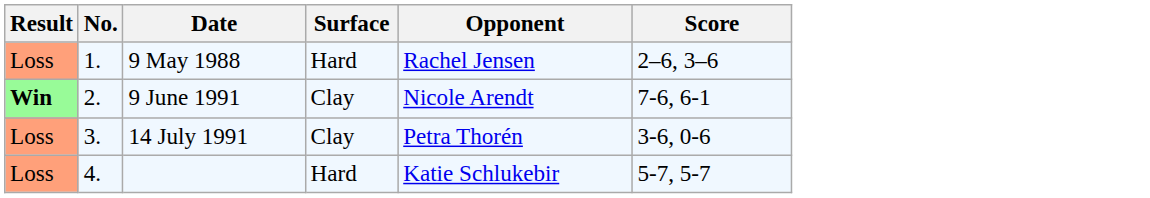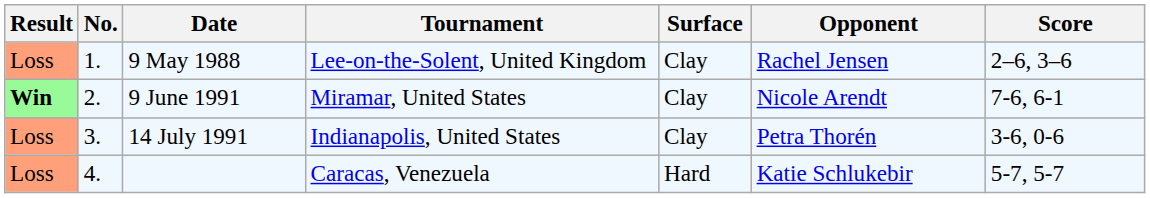+ column: (482, 22)
(334, 60) Hard -> (686, 60) Clay
